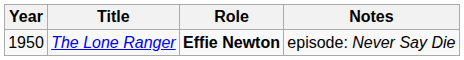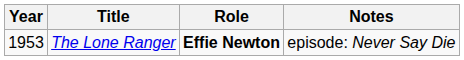(26, 42) 1950 -> (26, 42) 1953
